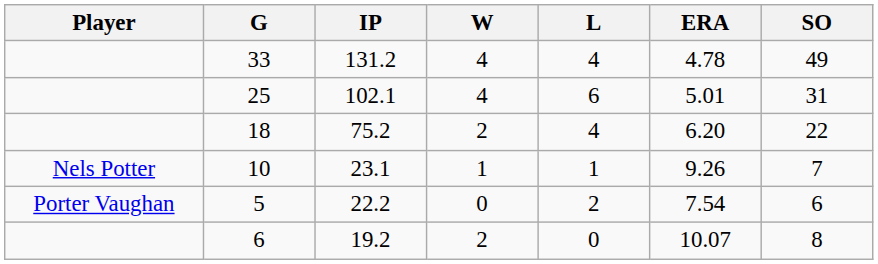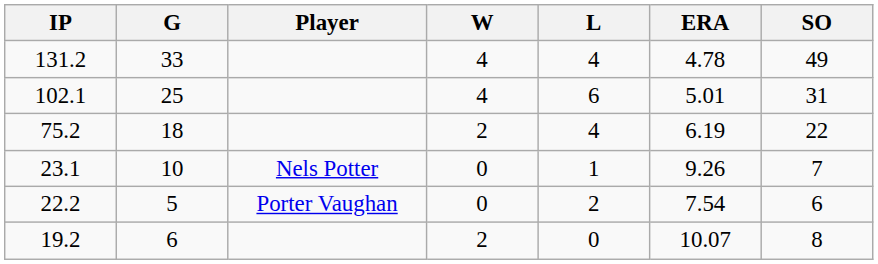columns swapped: (104, 22) <-> (370, 22)
(705, 131) 6.20 -> (705, 131) 6.19
(482, 167) 1 -> (482, 167) 0
